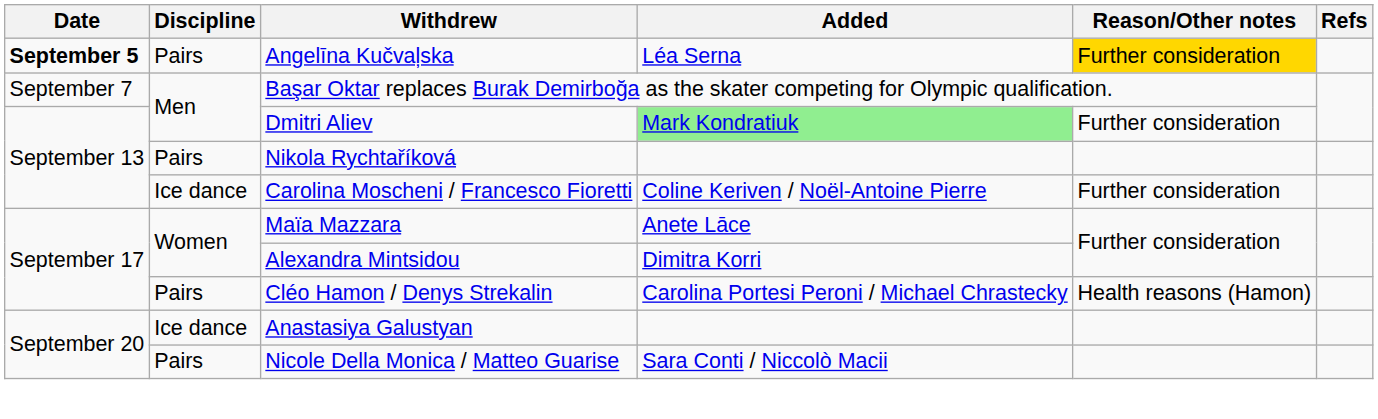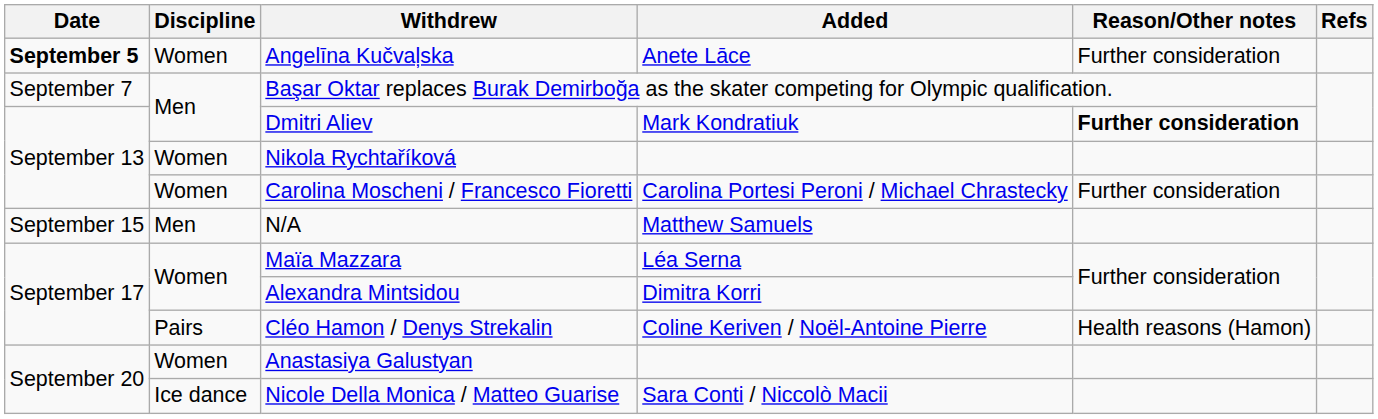(179, 55) Pairs -> (191, 55) Women
(692, 55) Léa Serna -> (696, 55) Anete Lāce
(1179, 55) gold background -> (1179, 55) no background
(720, 123) lightgreen background -> (720, 123) no background
(1179, 123) normal -> (1188, 123) bold
(179, 157) Pairs -> (191, 157) Women
(201, 191) Ice dance -> (191, 191) Women
(814, 191) Coline Keriven / Noël-Antoine Pierre -> (855, 191) Carolina Portesi Peroni / Michael Chrastecky
+ row: (283, 225)
(696, 225) Anete Lāce -> (692, 259) Léa Serna
(855, 293) Carolina Portesi Peroni / Michael Chrastecky -> (814, 327) Coline Keriven / Noël-Antoine Pierre
(201, 327) Ice dance -> (191, 361) Women
(179, 361) Pairs -> (201, 395) Ice dance
